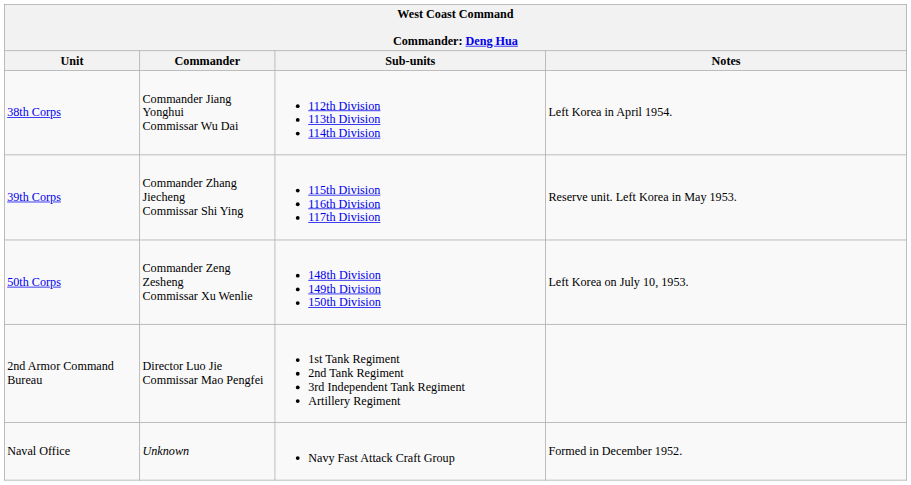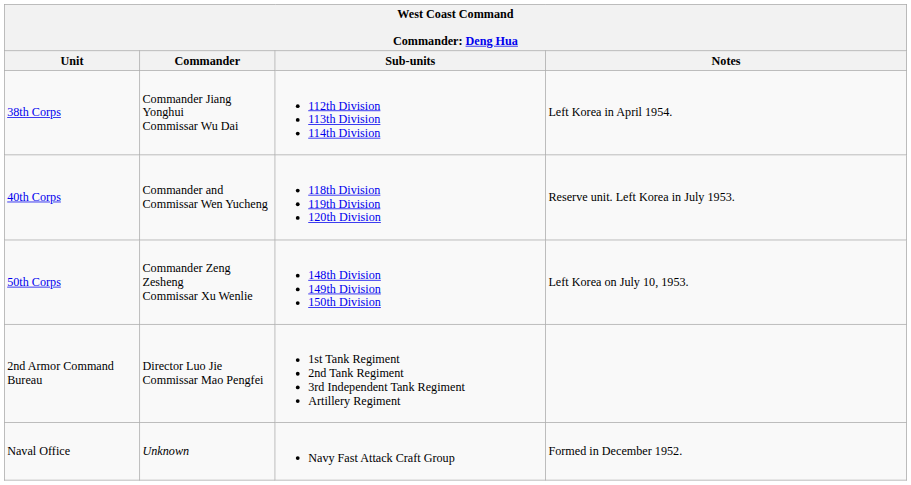- row: (34, 197)
+ row: (34, 197)
